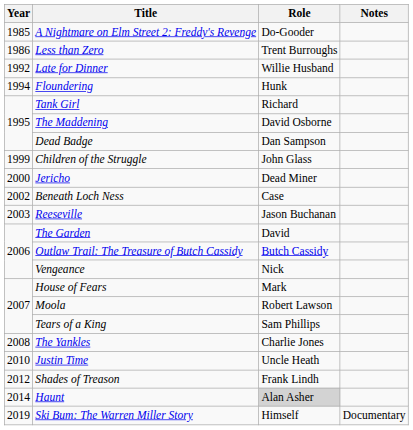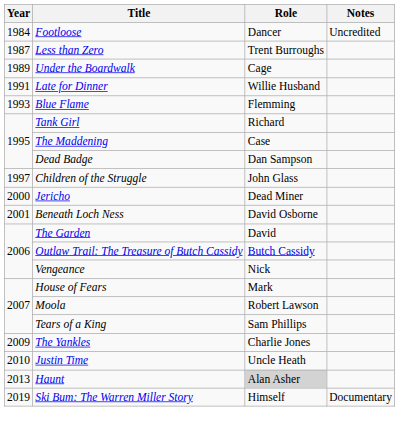+ row: (58, 31)
- row: (146, 31)
(19, 50) 1986 -> (19, 50) 1987
+ row: (85, 68)
(19, 68) 1992 -> (19, 86) 1991
+ row: (62, 104)
- row: (64, 86)
(296, 123) David Osborne -> (259, 141) Case
(19, 159) 1999 -> (19, 178) 1997
(19, 196) 2002 -> (19, 214) 2001
(273, 196) Case -> (283, 214) David Osborne
- row: (59, 214)
(19, 342) 2008 -> (19, 342) 2009
- row: (77, 379)
(19, 397) 2014 -> (19, 379) 2013
